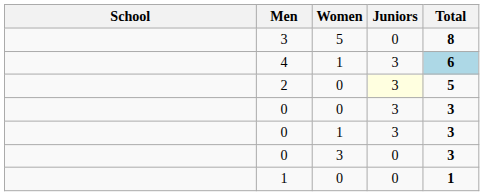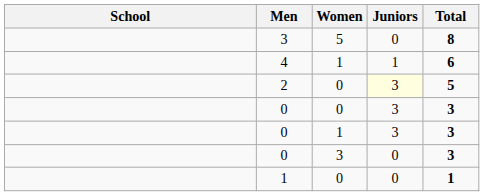(395, 63) 3 -> (395, 63) 1
(451, 63) lightblue background -> (451, 63) no background
